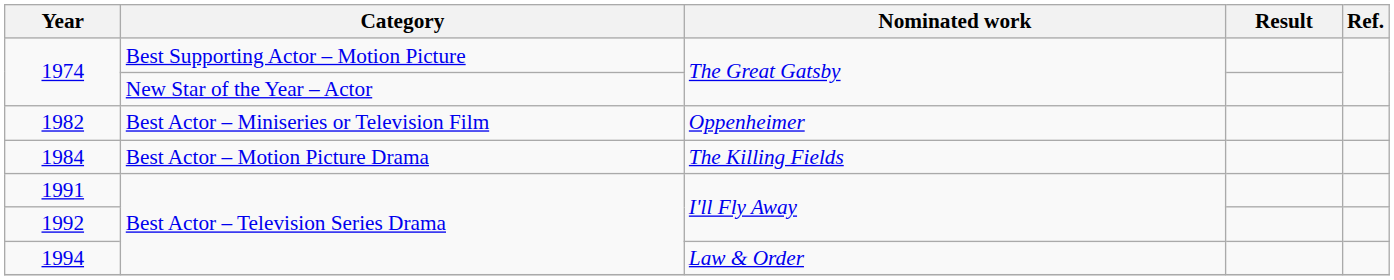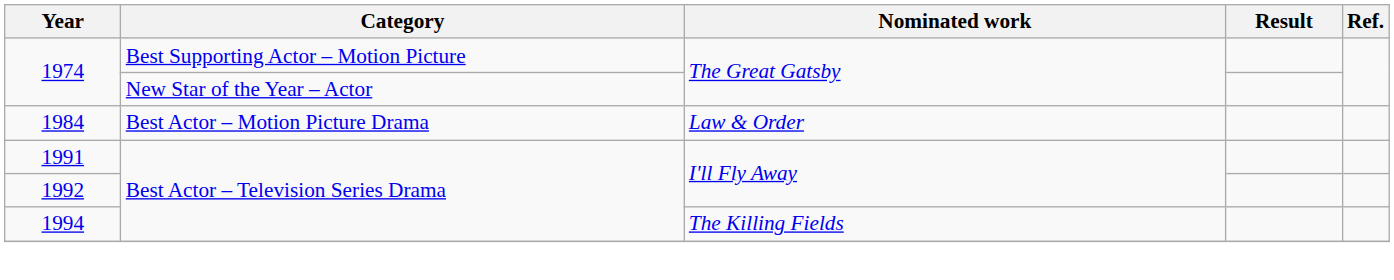- row: (63, 122)
(766, 156) The Killing Fields -> (746, 122) Law & Order
(746, 257) Law & Order -> (766, 223) The Killing Fields
